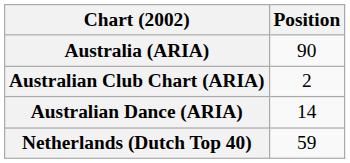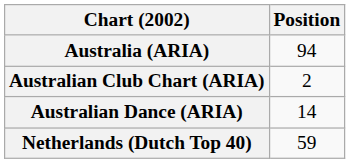(307, 50) 90 -> (307, 50) 94
